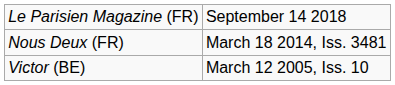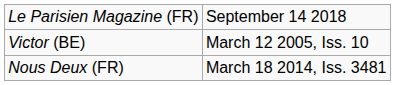rows swapped: (66, 42) <-> (47, 67)
